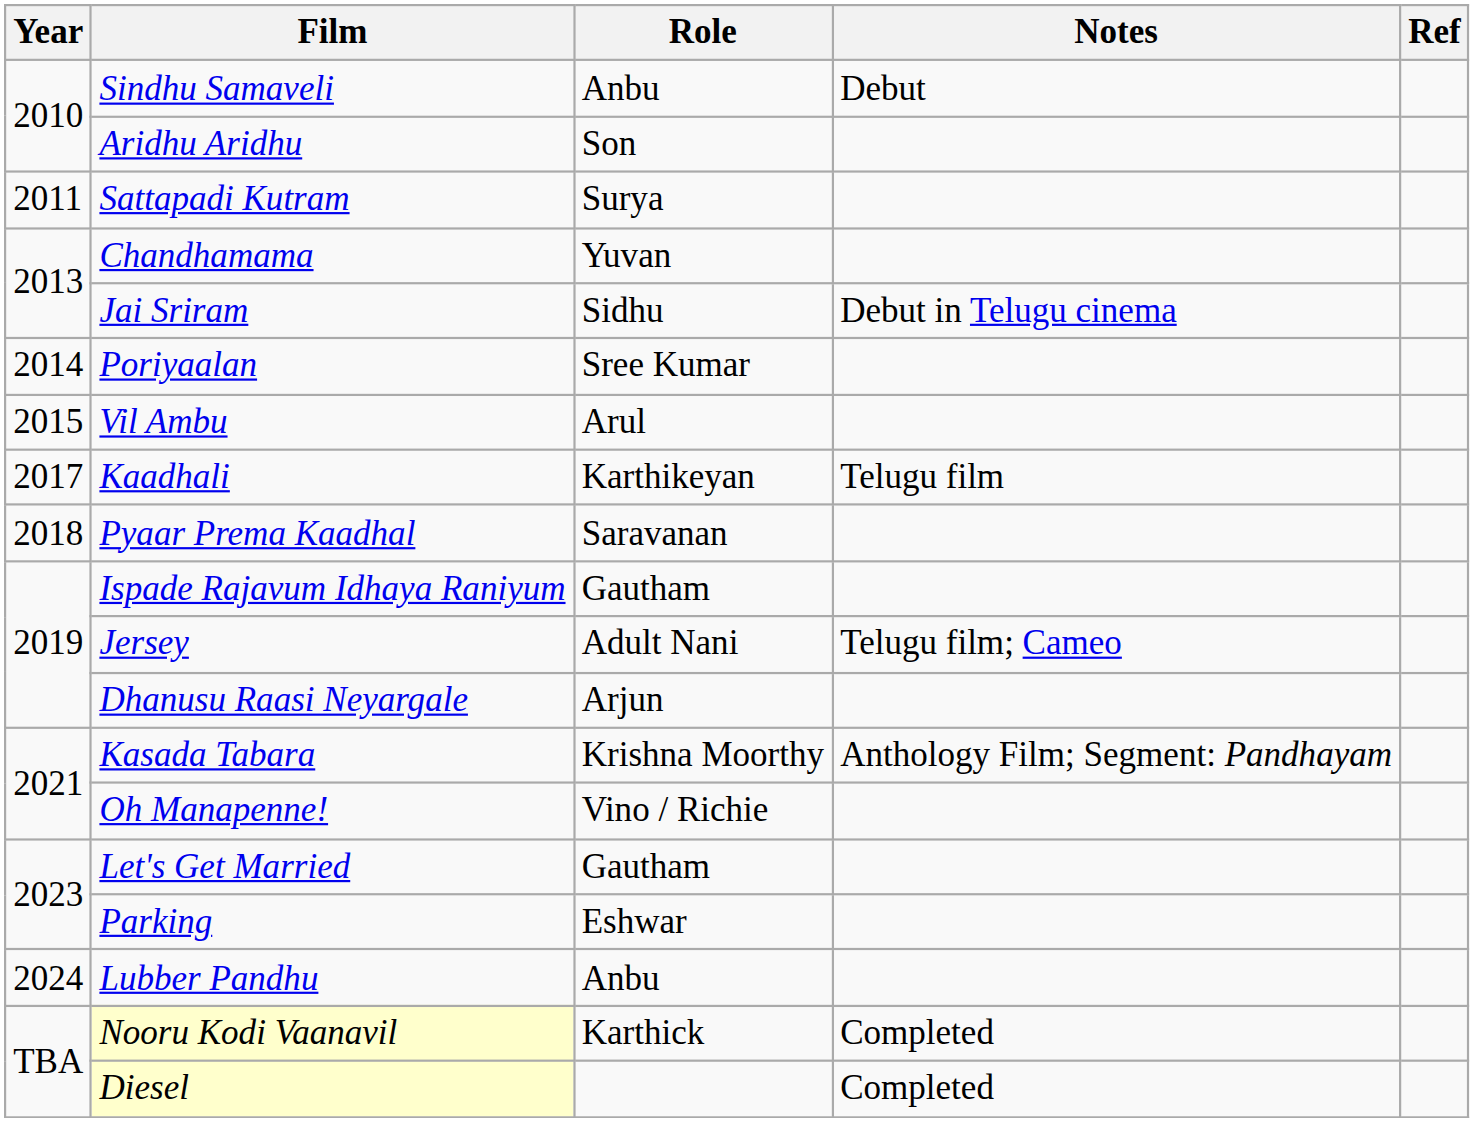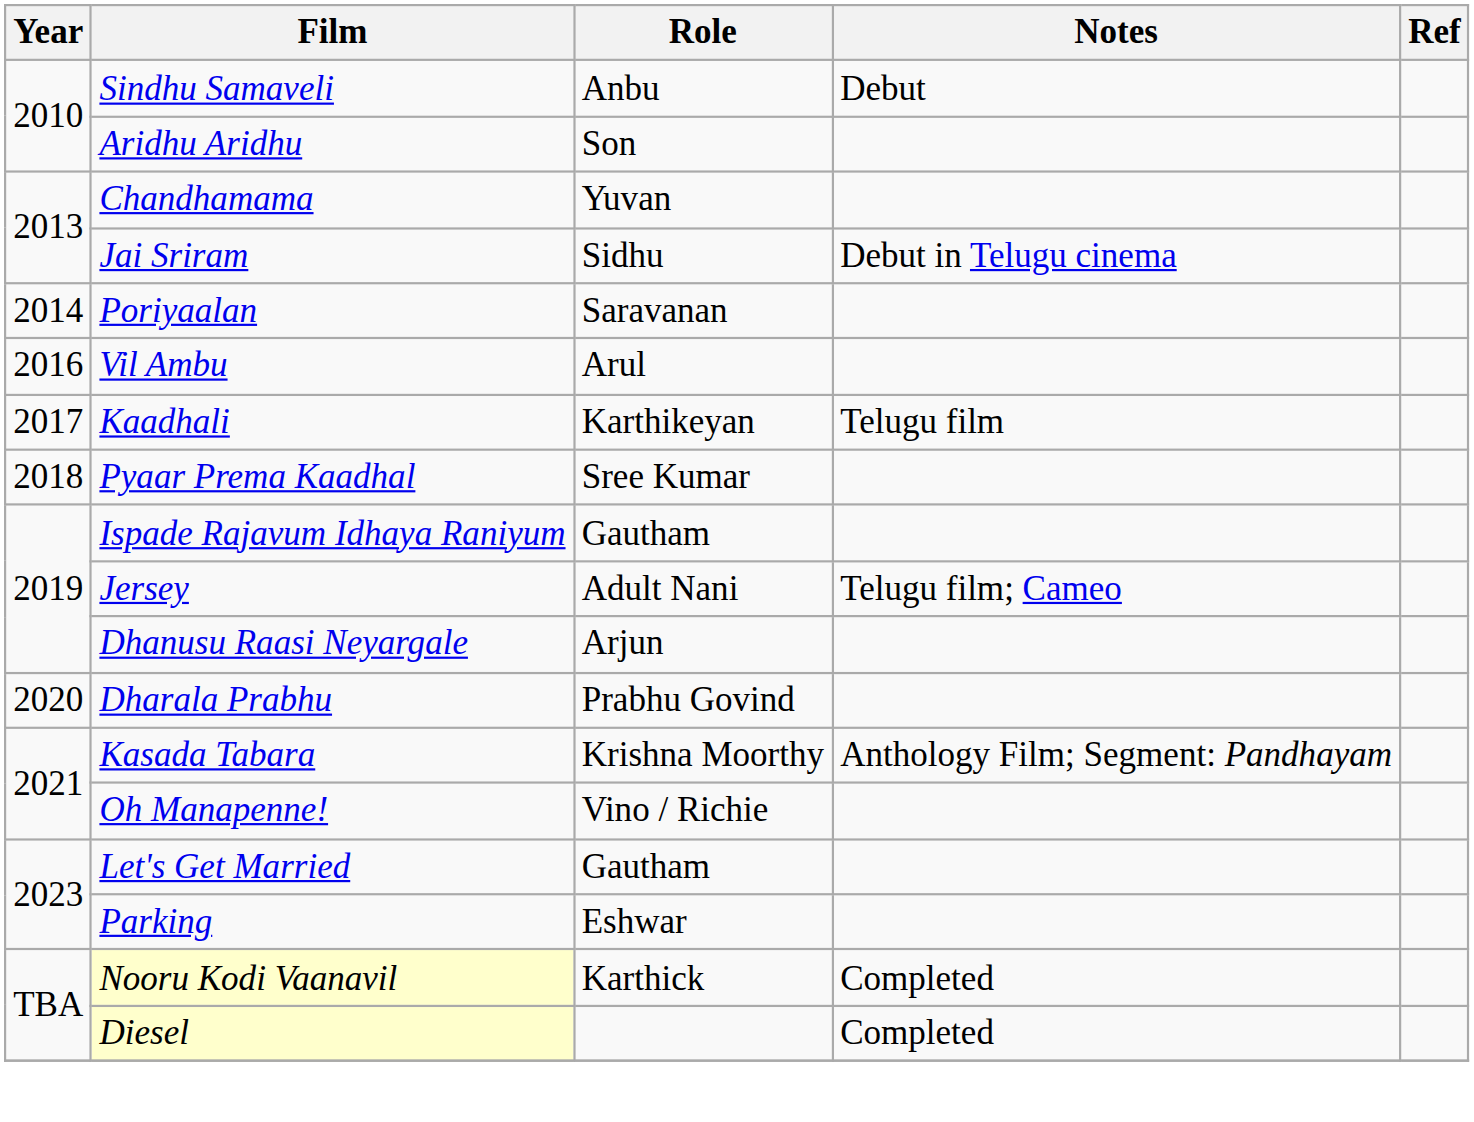- row: (224, 198)
(666, 365) Sree Kumar -> (655, 310) Saravanan
(48, 421) 2015 -> (48, 365) 2016
(655, 532) Saravanan -> (666, 476) Sree Kumar
+ row: (216, 699)
- row: (209, 976)
